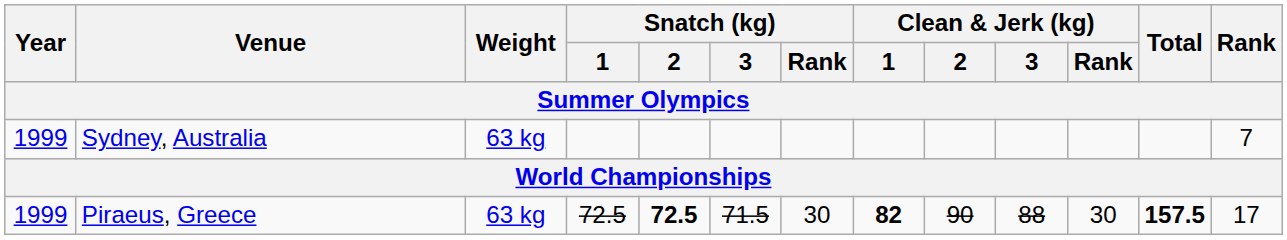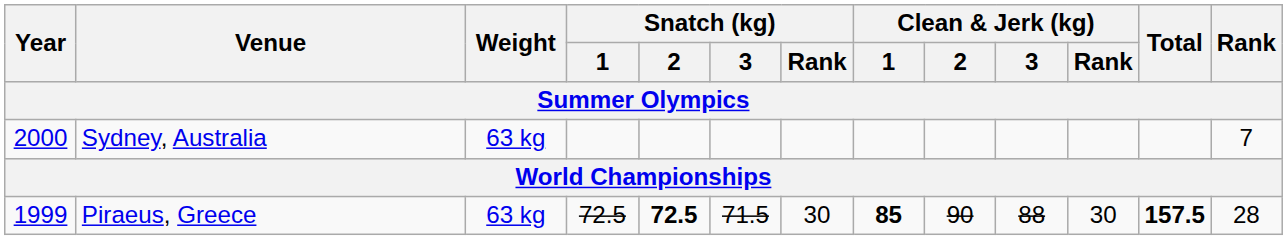(41, 138) 1999 -> (41, 138) 2000
(889, 215) 82 -> (889, 215) 85
(1246, 215) 17 -> (1246, 215) 28
